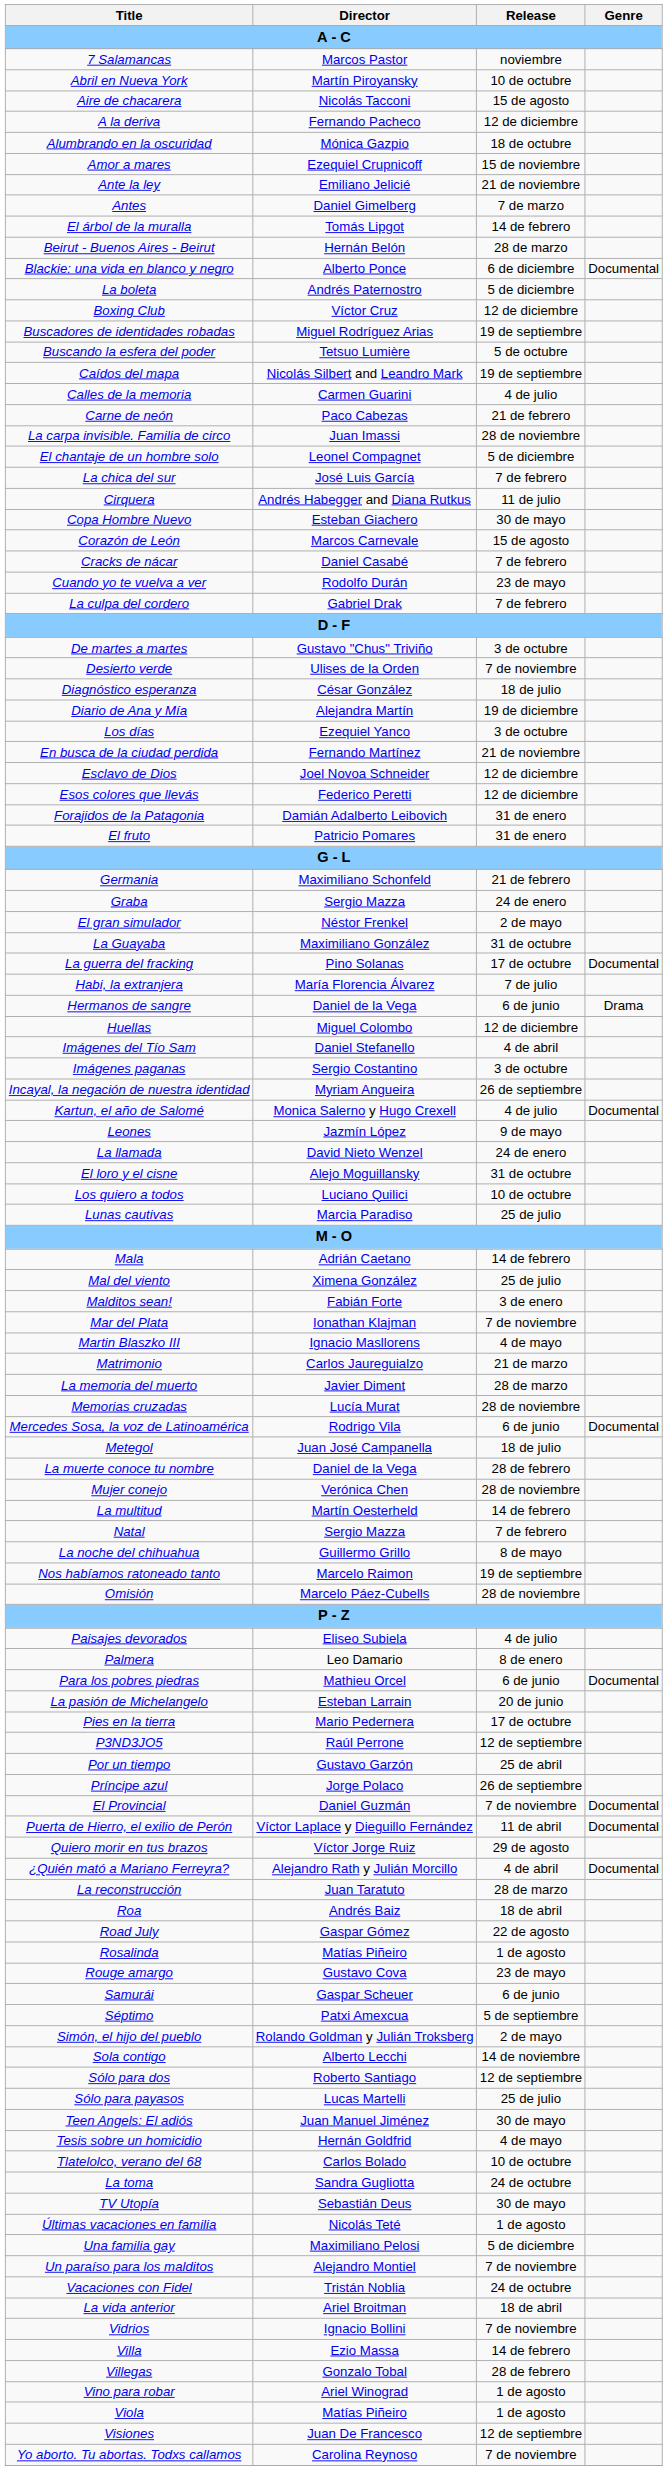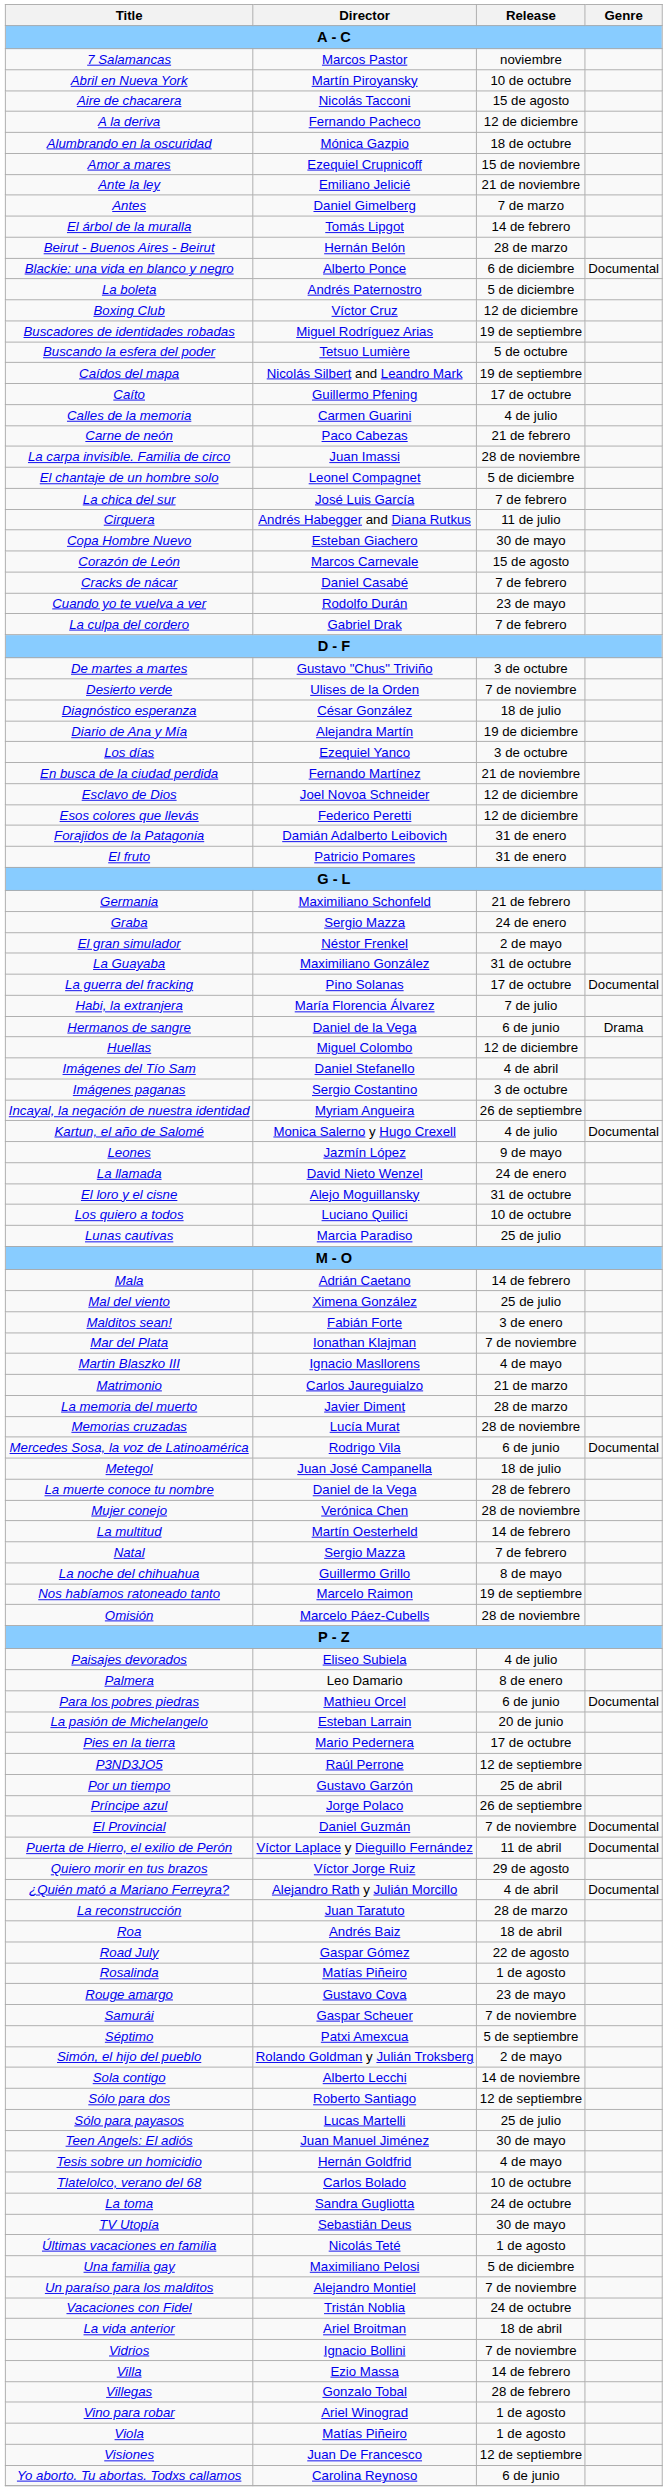+ row: (129, 394)
(531, 1995) 6 de junio -> (531, 2015) 7 de noviembre
(531, 2455) 7 de noviembre -> (531, 2476) 6 de junio
